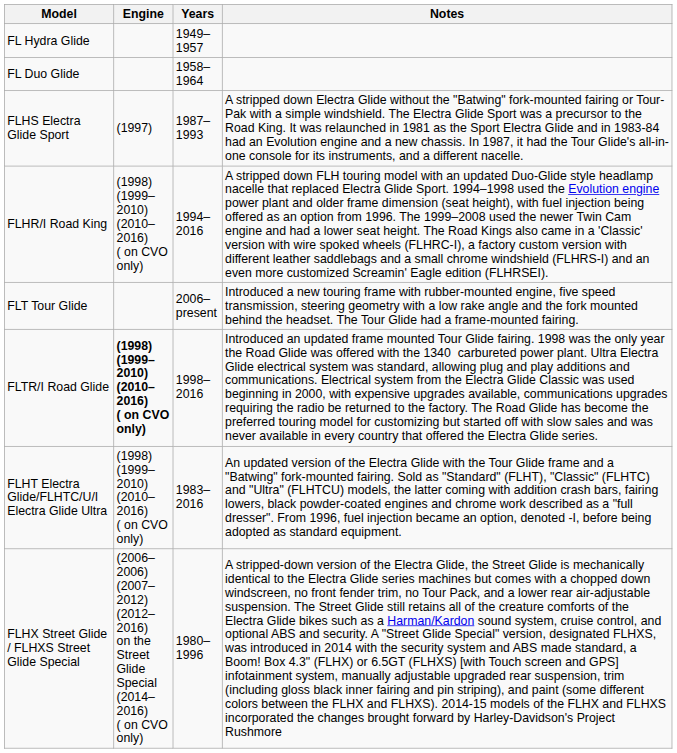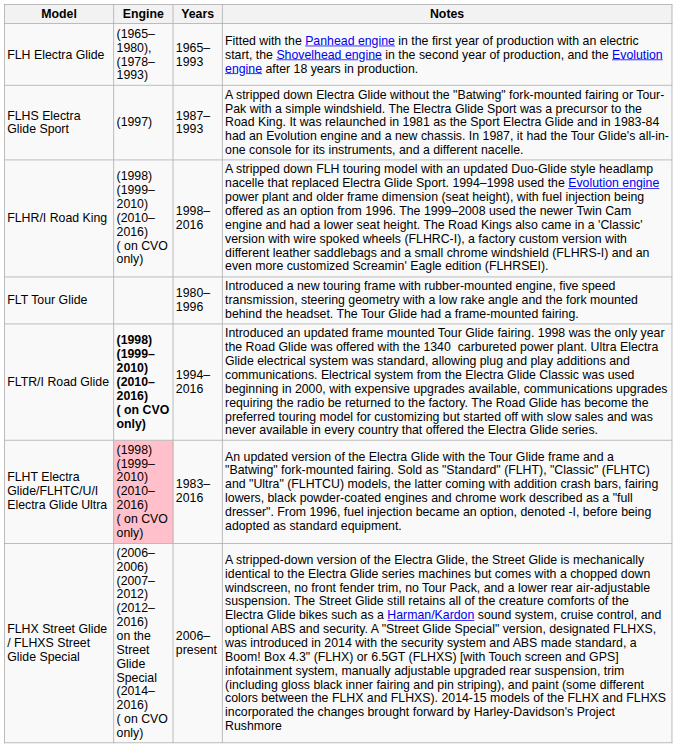- row: (48, 40)
- row: (43, 74)
+ row: (56, 54)
(193, 224) 1994–2016 -> (193, 218) 1998–2016
(196, 306) 2006–present -> (193, 300) 1980–1996
(193, 387) 1998–2016 -> (193, 382) 1994–2016
(142, 497) no background -> (142, 491) pink background
(193, 648) 1980–1996 -> (196, 643) 2006–present
